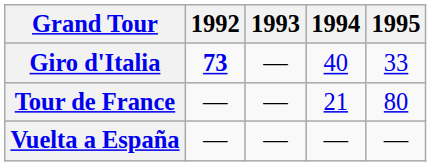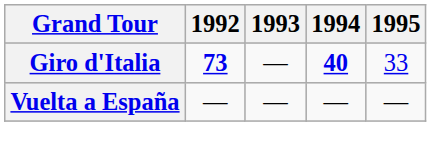(336, 62) normal -> (336, 62) bold
- row: (95, 101)
